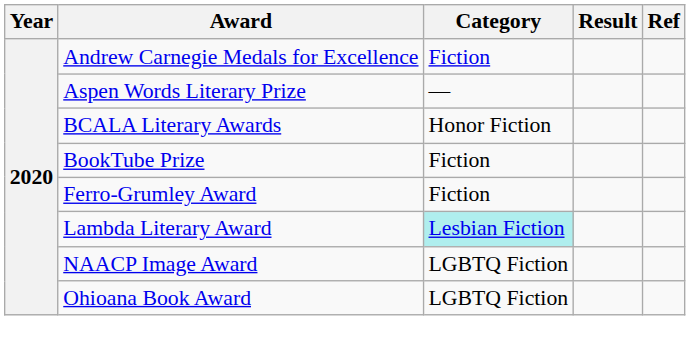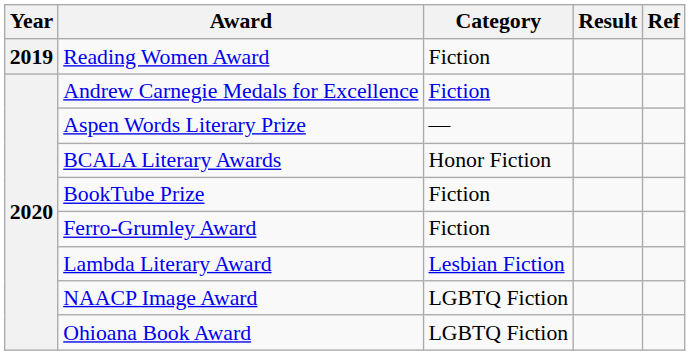+ row: (166, 56)
(497, 228) paleturquoise background -> (497, 263) no background
